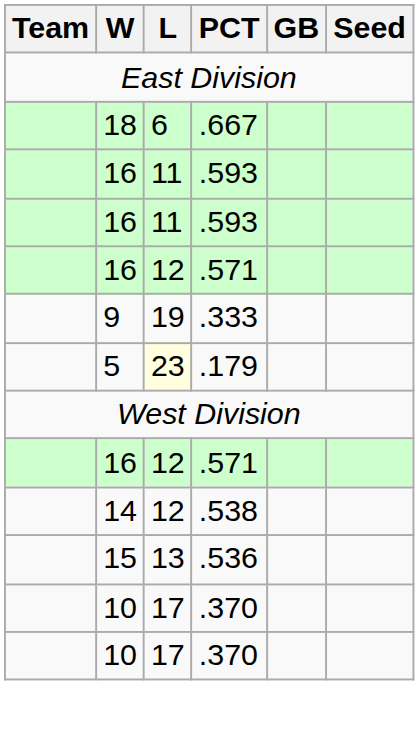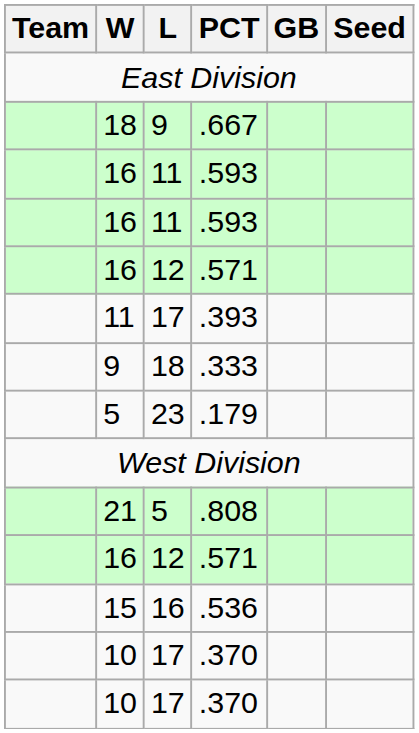(159, 125) 6 -> (159, 125) 9
+ row: (119, 317)
(168, 317) 19 -> (168, 366) 18
(168, 366) lightyellow background -> (168, 414) no background
+ row: (120, 510)
- row: (120, 510)
(168, 558) 13 -> (168, 607) 16
